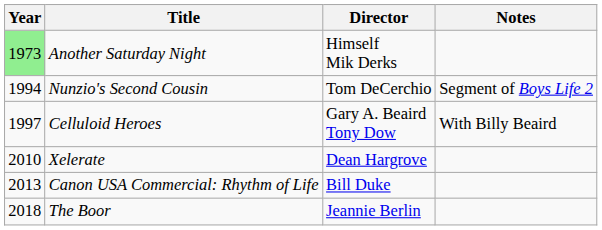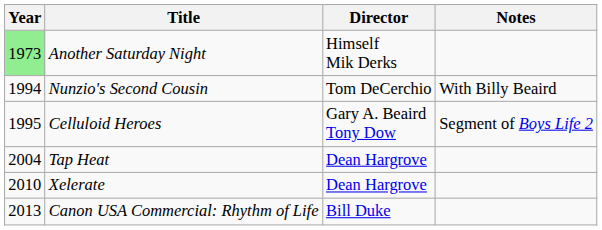(516, 88) Segment of Boys Life 2 -> (498, 88) With Billy Beaird
(25, 123) 1997 -> (25, 123) 1995
(498, 123) With Billy Beaird -> (516, 123) Segment of Boys Life 2
+ row: (79, 159)
- row: (80, 211)
